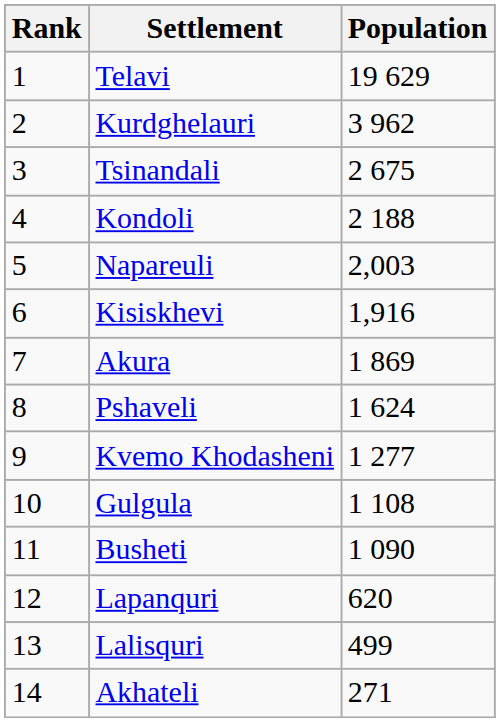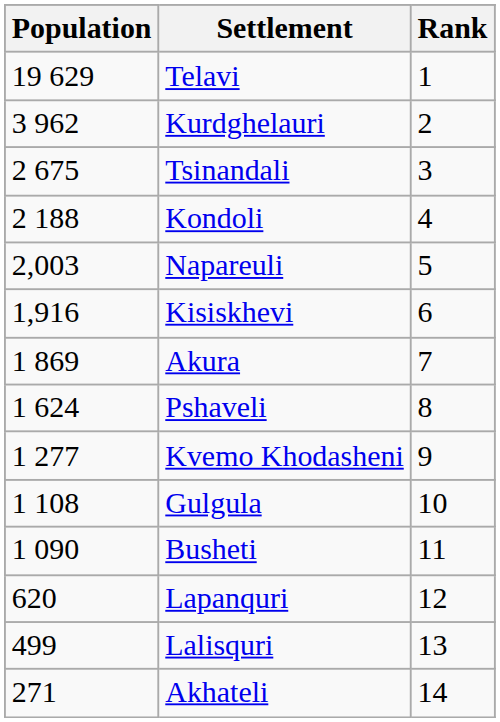columns swapped: (47, 28) <-> (418, 28)
